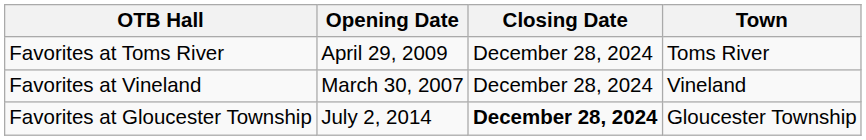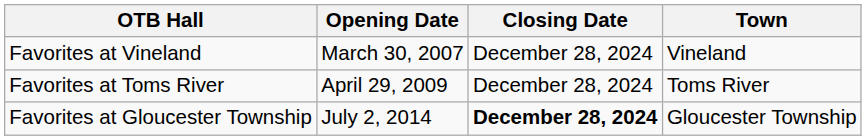rows swapped: (117, 53) <-> (105, 85)
